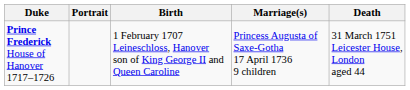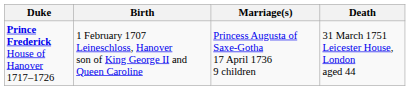- column: (90, 12)
